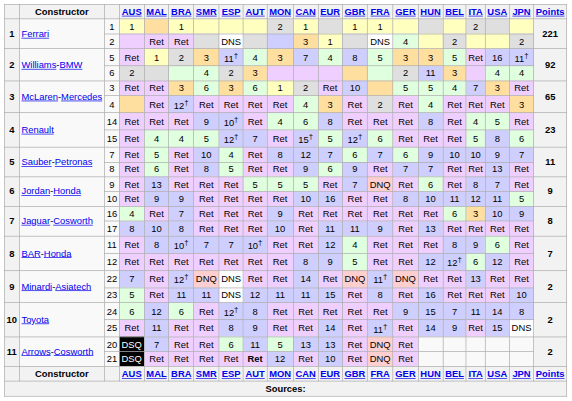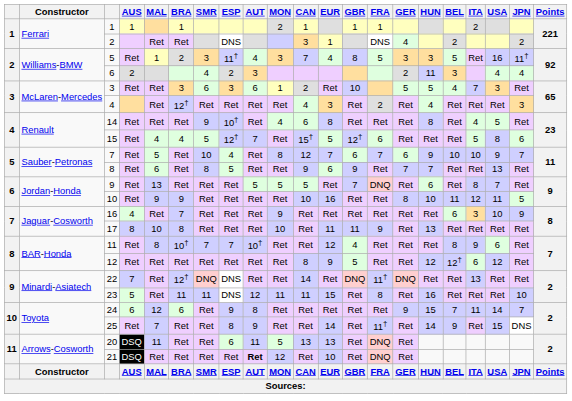(231, 311) 12† -> (231, 309) 9
(522, 311) 8 -> (522, 309) 7
(157, 328) 11 -> (157, 325) 7
(157, 344) 7 -> (157, 341) 11
